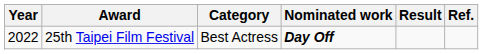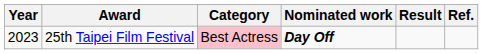(23, 37) 2022 -> (23, 37) 2023
(239, 37) no background -> (239, 37) pink background
